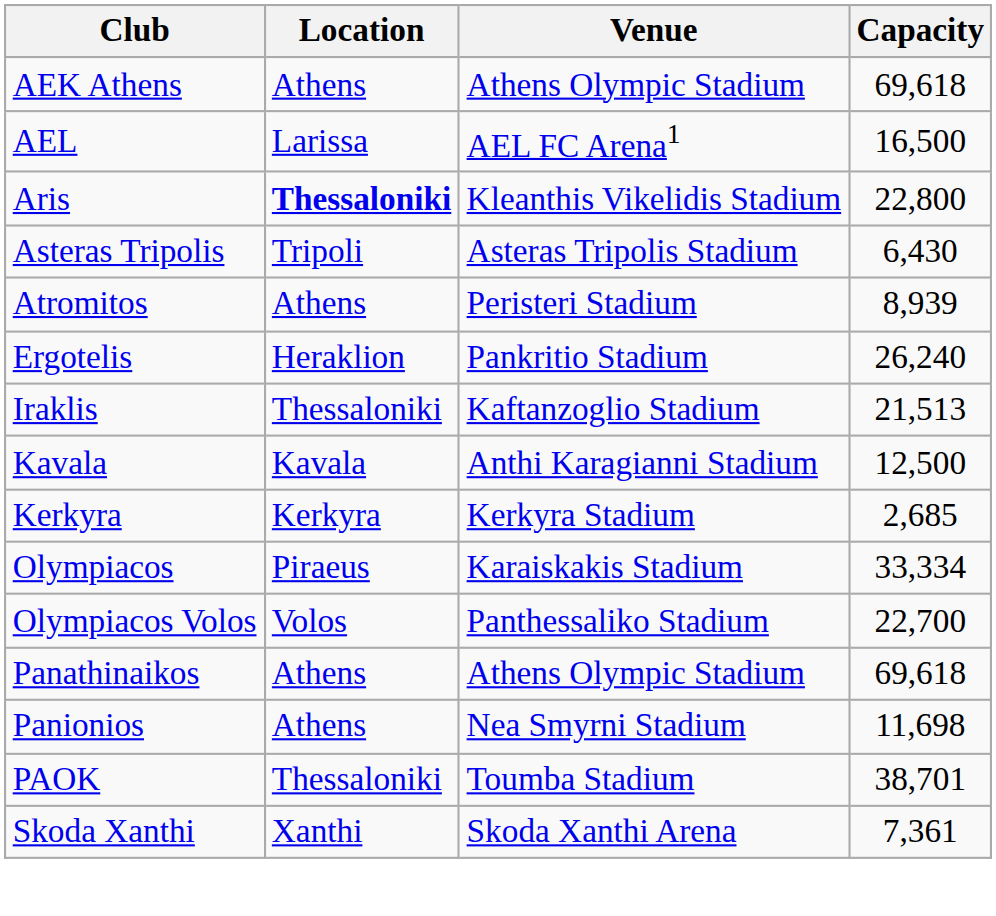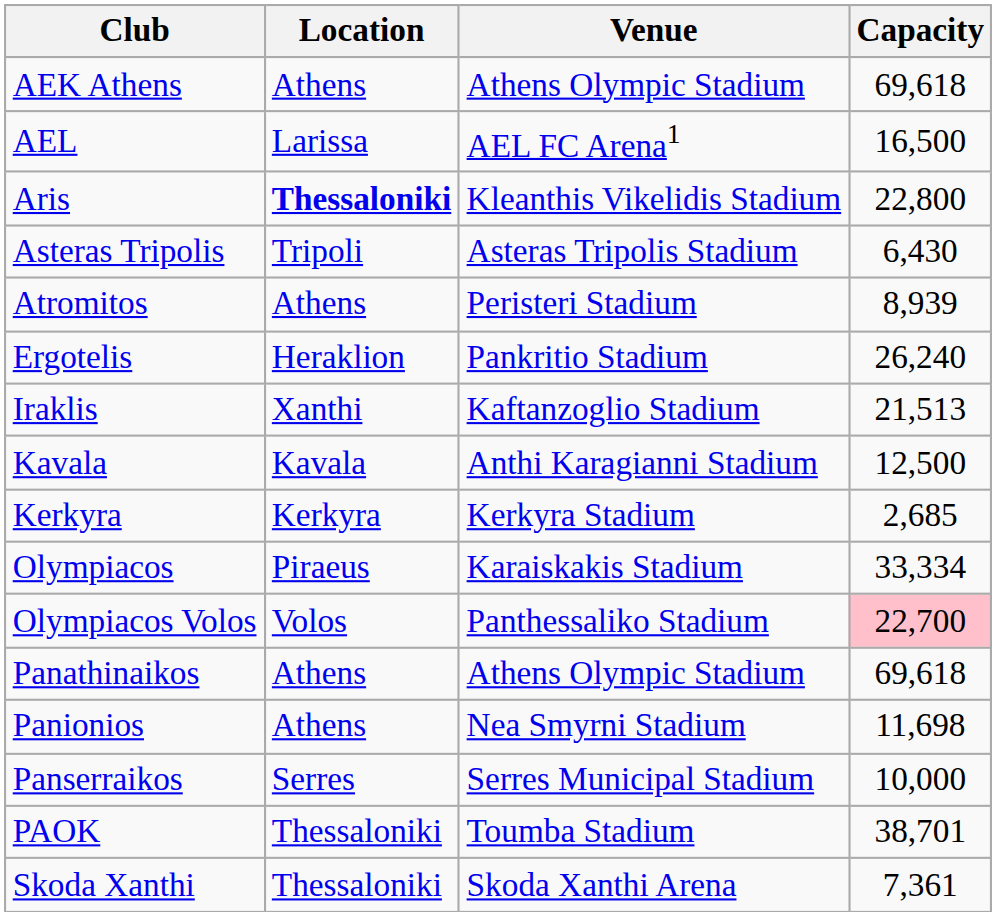(357, 409) Thessaloniki -> (317, 409) Xanthi
(920, 620) no background -> (920, 620) pink background
+ row: (98, 778)
(317, 831) Xanthi -> (357, 884) Thessaloniki
